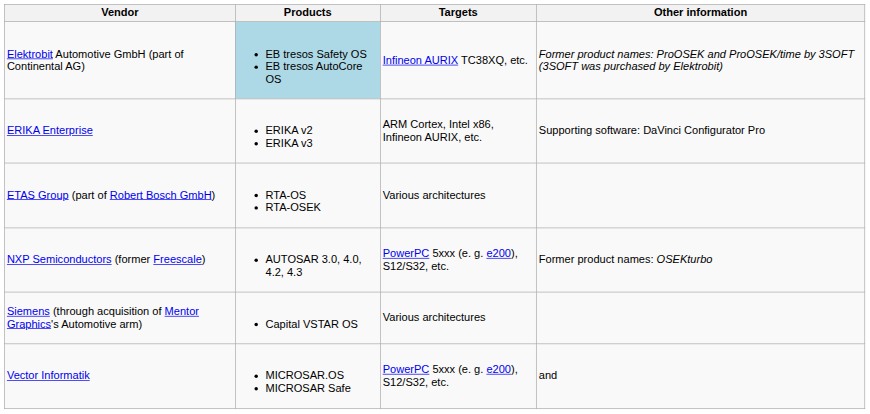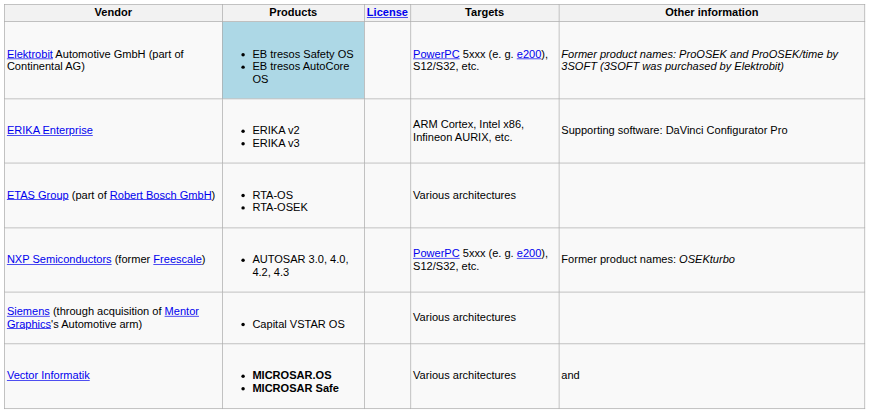+ column: (387, 13)
(455, 60) Infineon AURIX TC38XQ, etc. -> (481, 60) PowerPC 5xxx (e. g. e200), S12/S32, etc.
(308, 382) normal -> (293, 382) bold
(450, 376) PowerPC 5xxx (e. g. e200), S12/S32, etc. -> (465, 376) Various architectures
